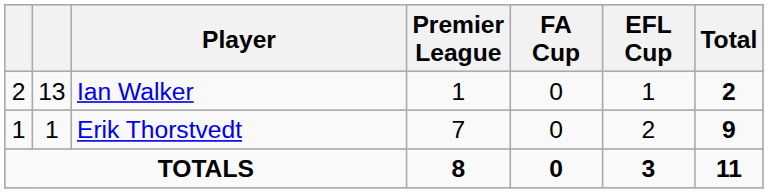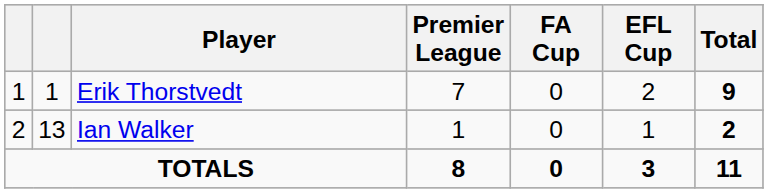rows swapped: (160, 130) <-> (135, 91)
